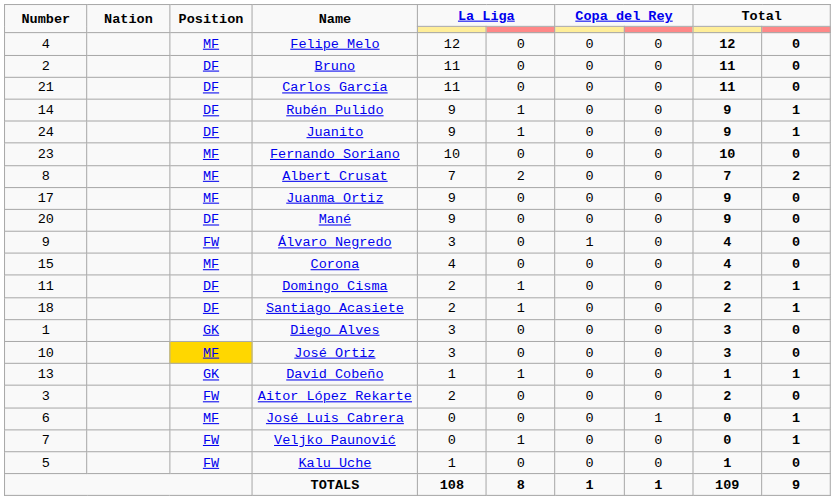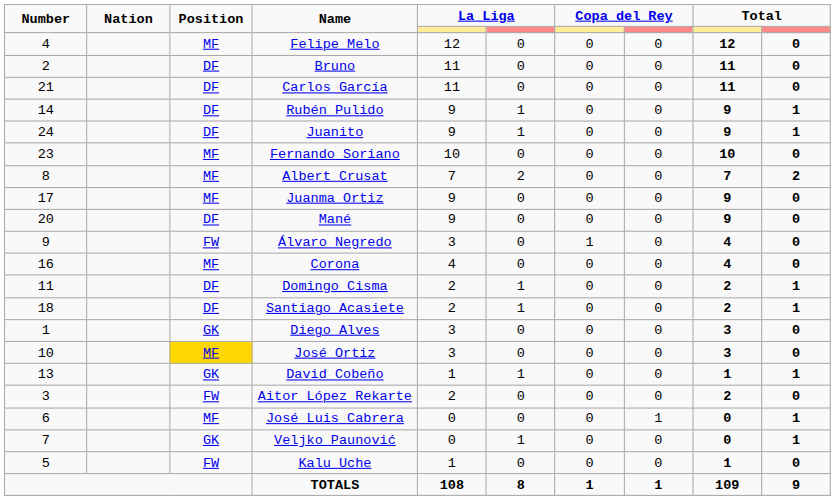(46, 264) 15 -> (46, 264) 16
(211, 441) FW -> (211, 441) GK
